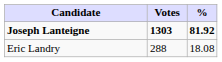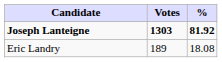(158, 48) 288 -> (158, 48) 189
